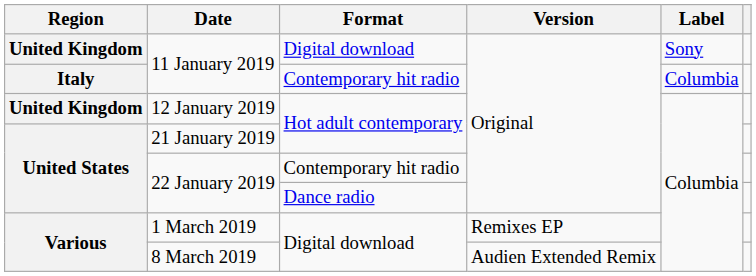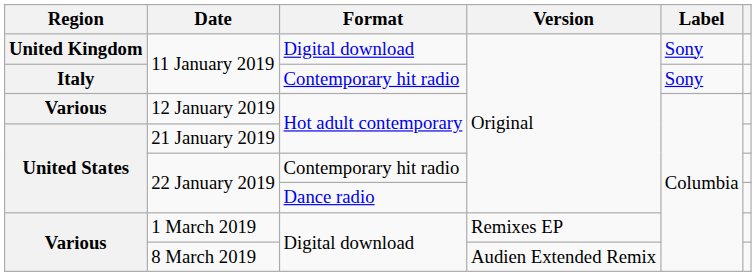(702, 78) Columbia -> (684, 78) Sony
(76, 108) United Kingdom -> (76, 108) Various
